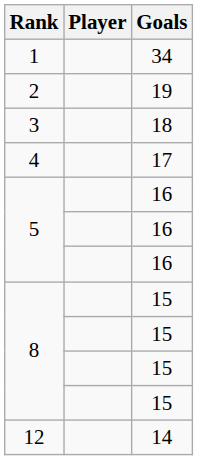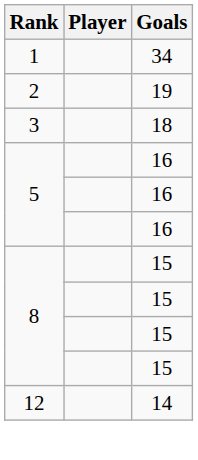- row: (34, 160)
